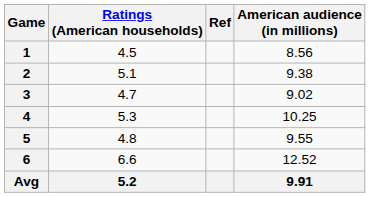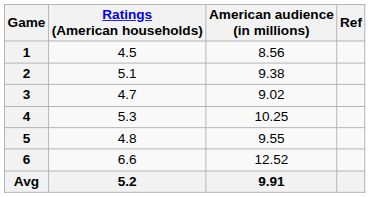columns swapped: (300, 22) <-> (220, 22)
